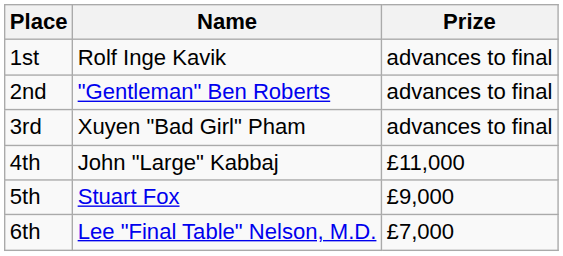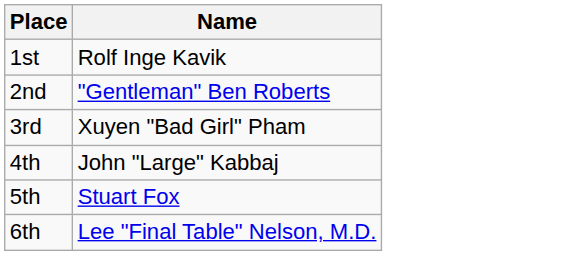- column: (469, 22)
